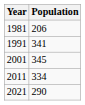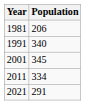(39, 44) 341 -> (39, 44) 340
(39, 92) 290 -> (39, 92) 291
